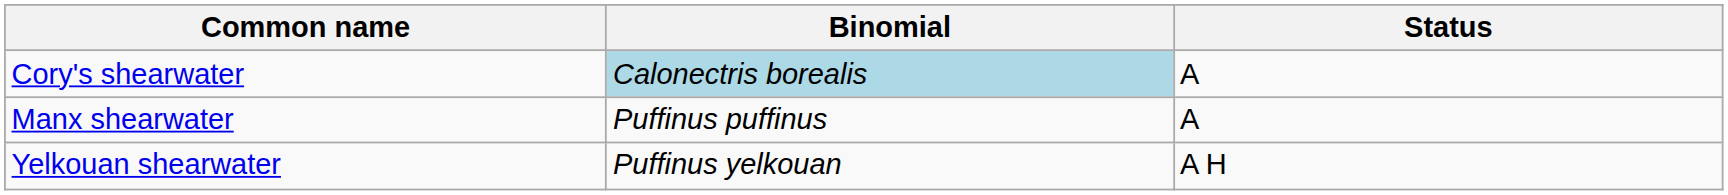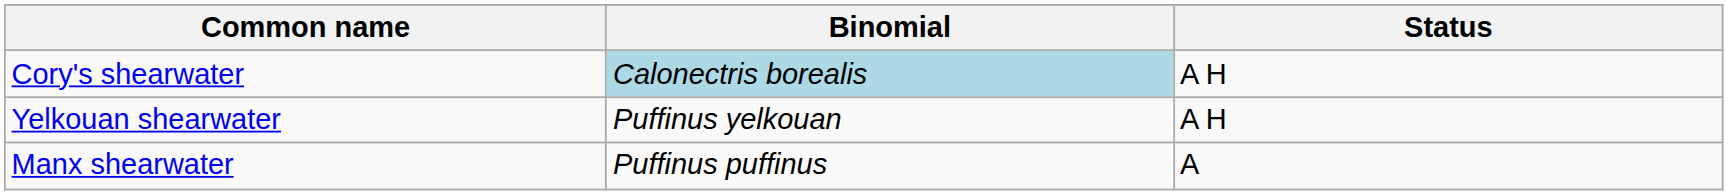(1190, 73) A -> (1203, 73) A H
rows swapped: (123, 119) <-> (146, 165)
